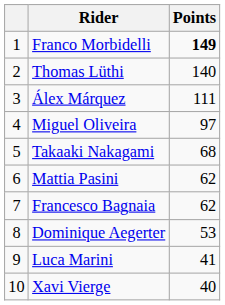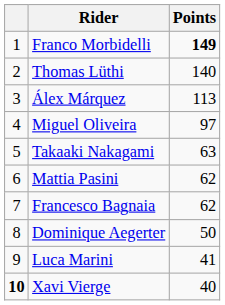(205, 98) 111 -> (204, 98) 113
(208, 152) 68 -> (208, 152) 63
(208, 232) 53 -> (208, 232) 50
(16, 286) normal -> (16, 286) bold
